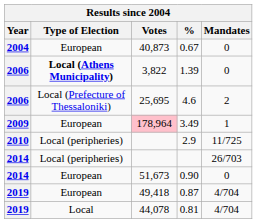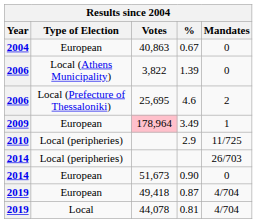(154, 47) 40,873 -> (154, 47) 40,863
(81, 71) bold -> (81, 71) normal
